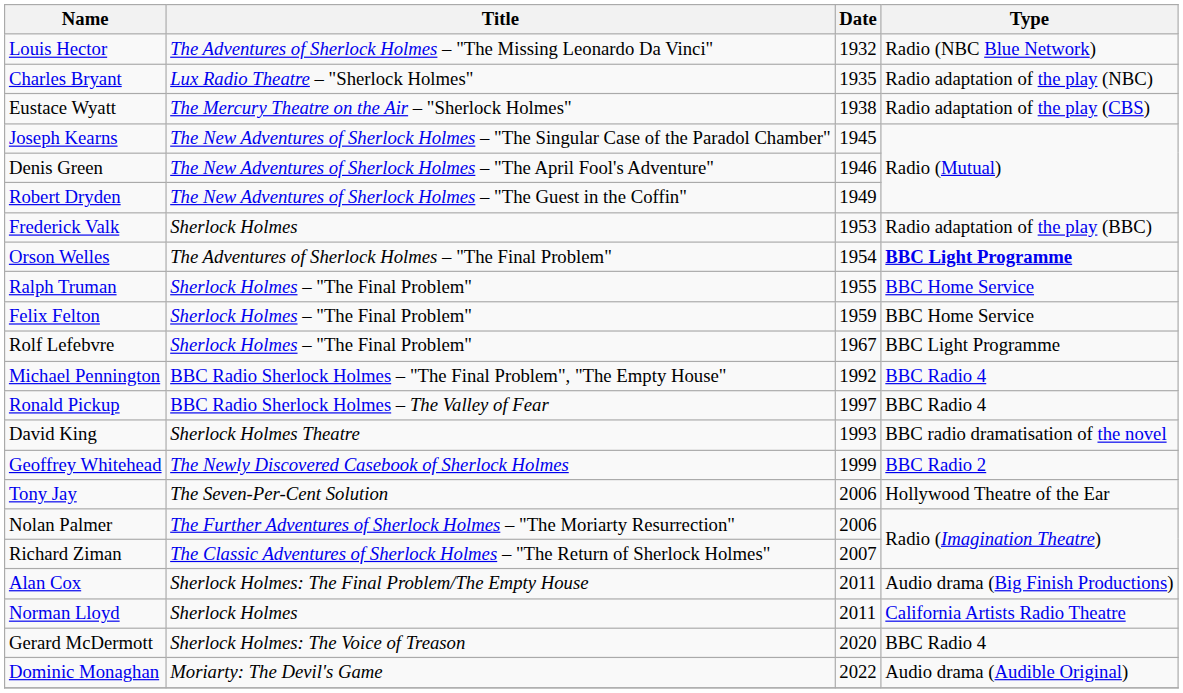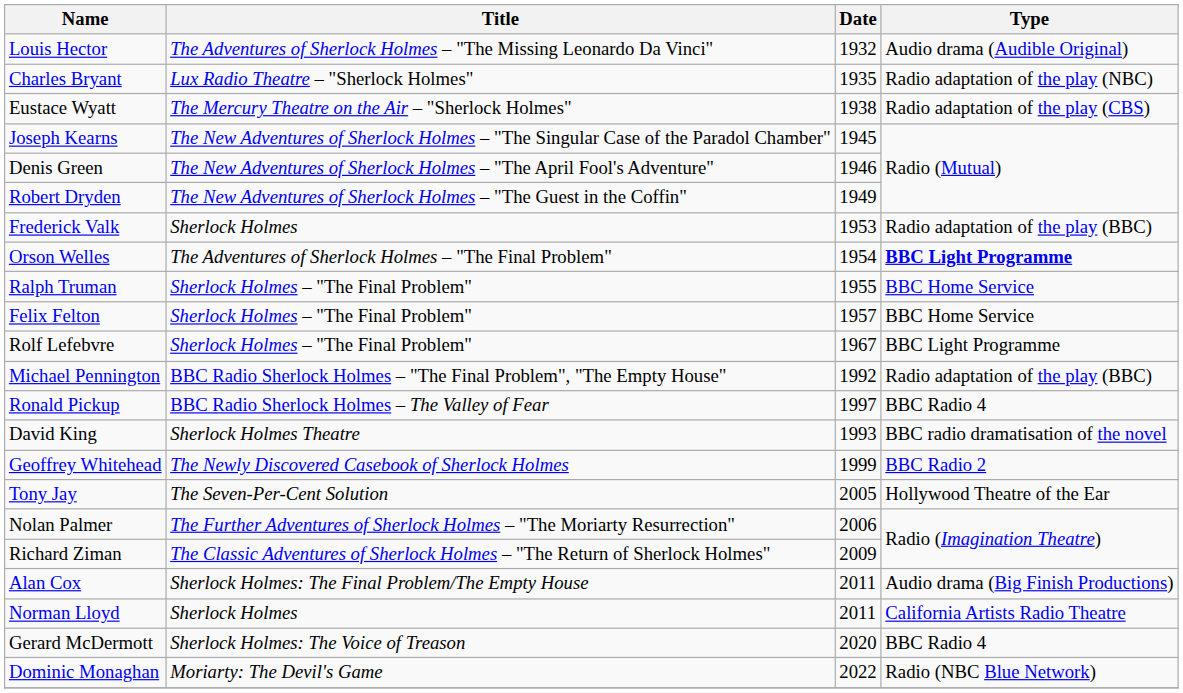(991, 49) Radio (NBC Blue Network) -> (1007, 49) Audio drama (Audible Original)
(858, 316) 1959 -> (858, 316) 1957
(936, 375) BBC Radio 4 -> (1019, 375) Radio adaptation of the play (BBC)
(858, 494) 2006 -> (858, 494) 2005
(858, 553) 2007 -> (858, 553) 2009
(1007, 672) Audio drama (Audible Original) -> (991, 672) Radio (NBC Blue Network)
